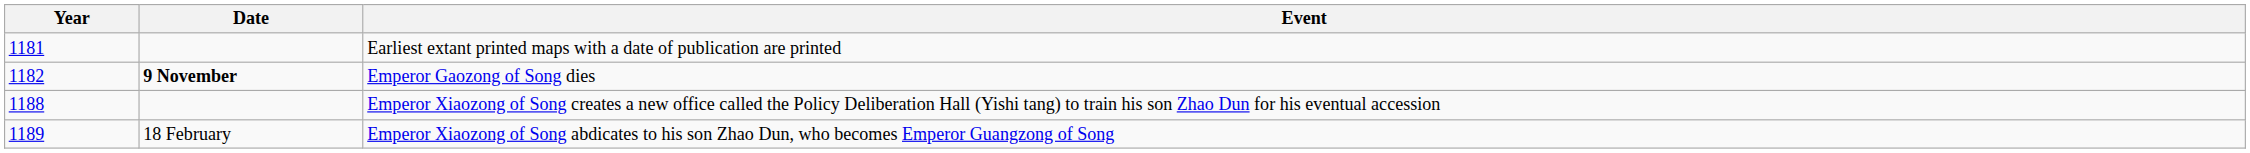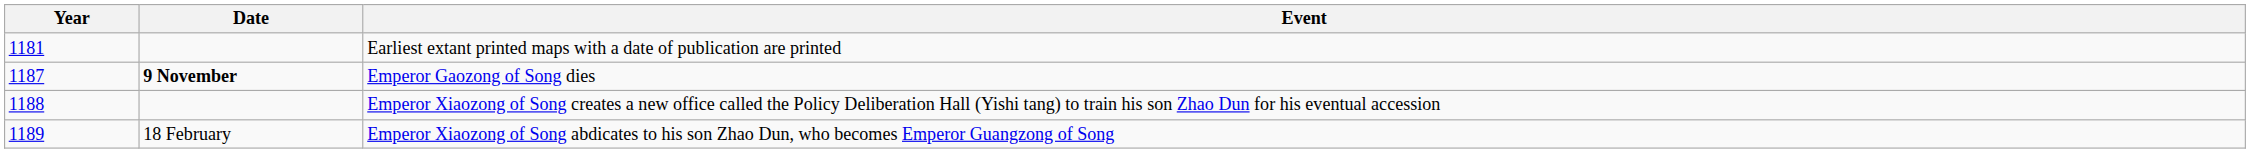(26, 76) 1182 -> (26, 76) 1187
